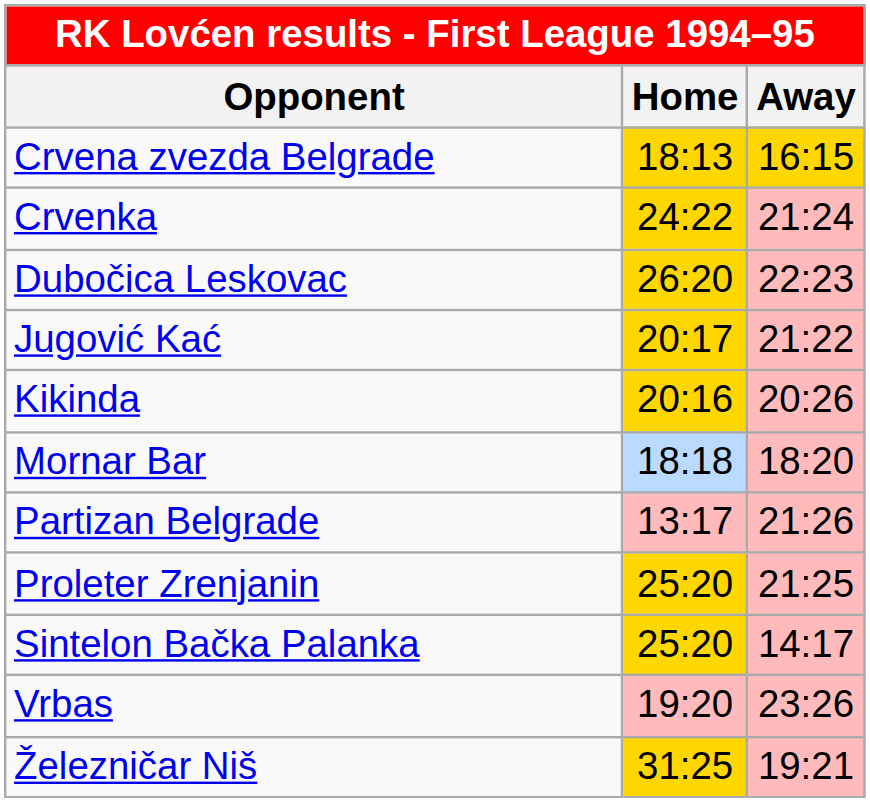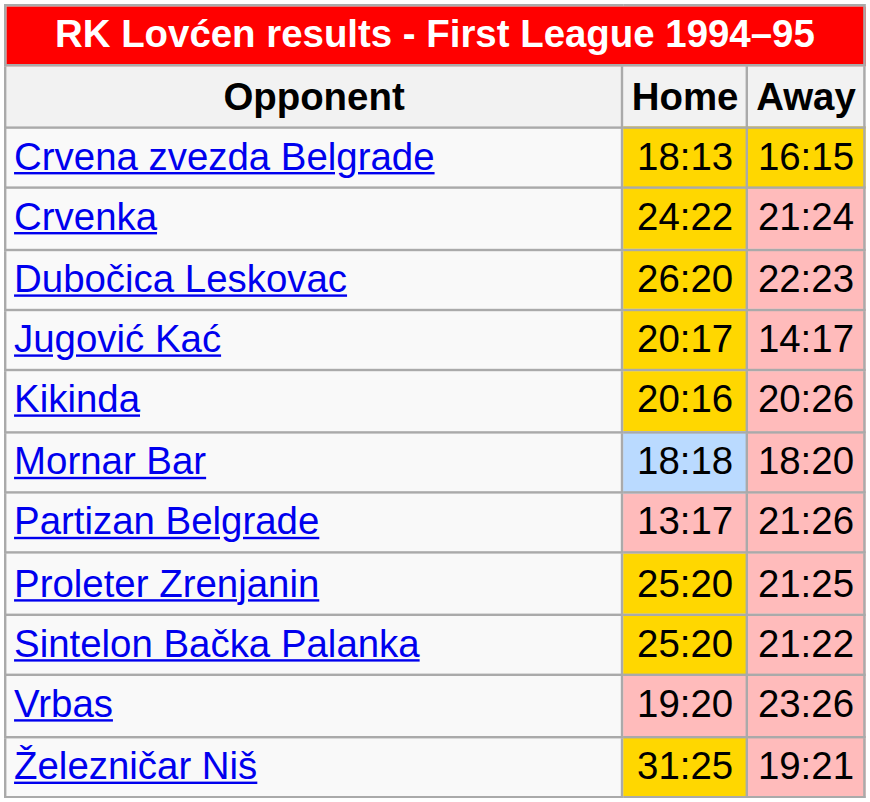(806, 339) 21:22 -> (806, 339) 14:17
(806, 643) 14:17 -> (806, 643) 21:22
